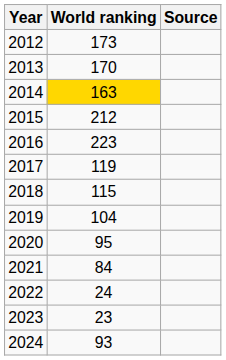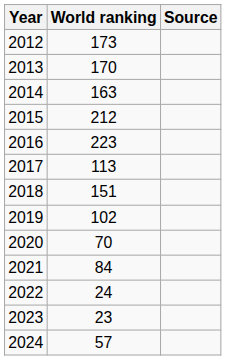(104, 92) gold background -> (104, 92) no background
(104, 167) 119 -> (104, 167) 113
(104, 192) 115 -> (104, 192) 151
(104, 217) 104 -> (104, 217) 102
(104, 242) 95 -> (104, 242) 70
(104, 343) 93 -> (104, 343) 57
